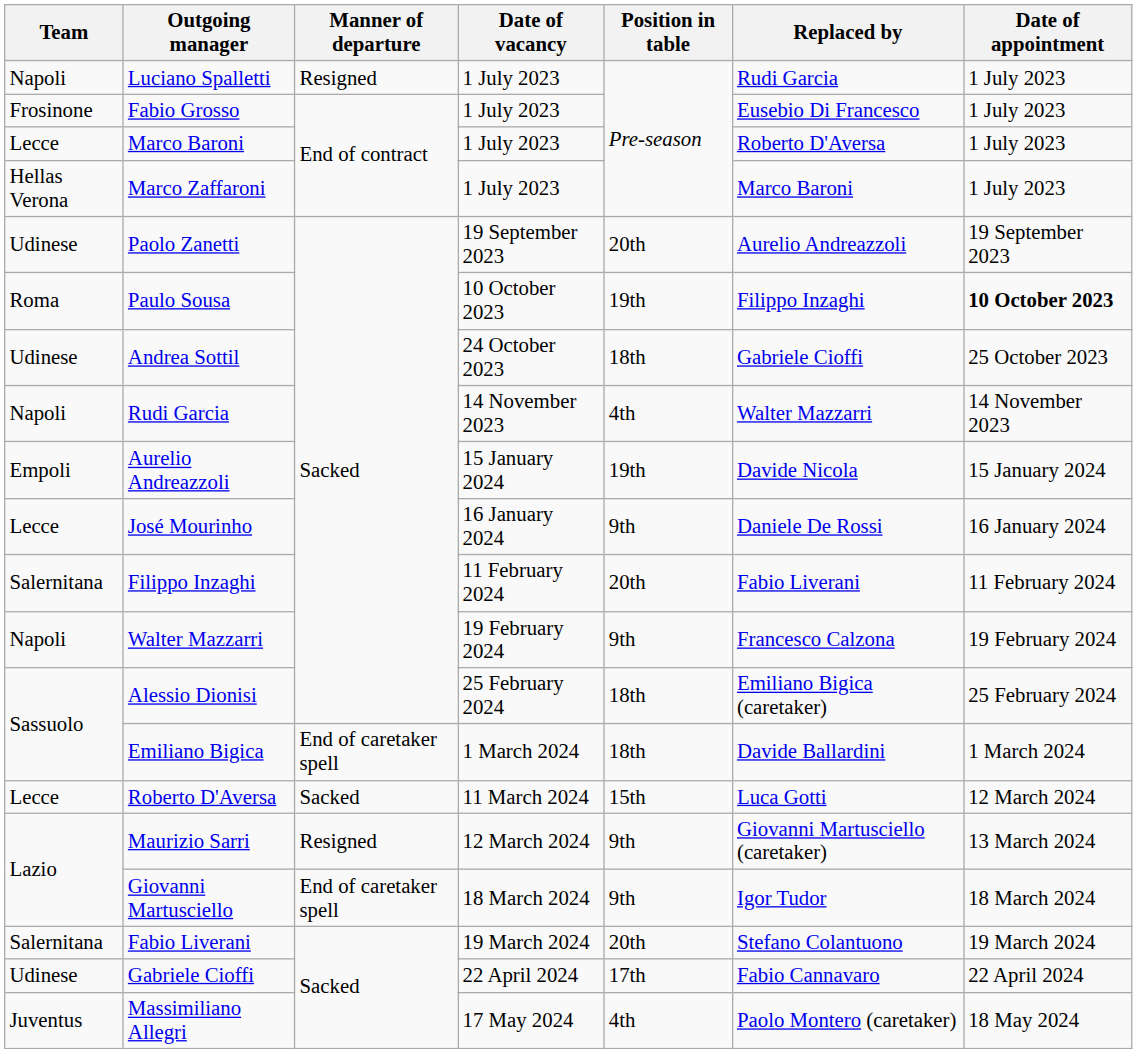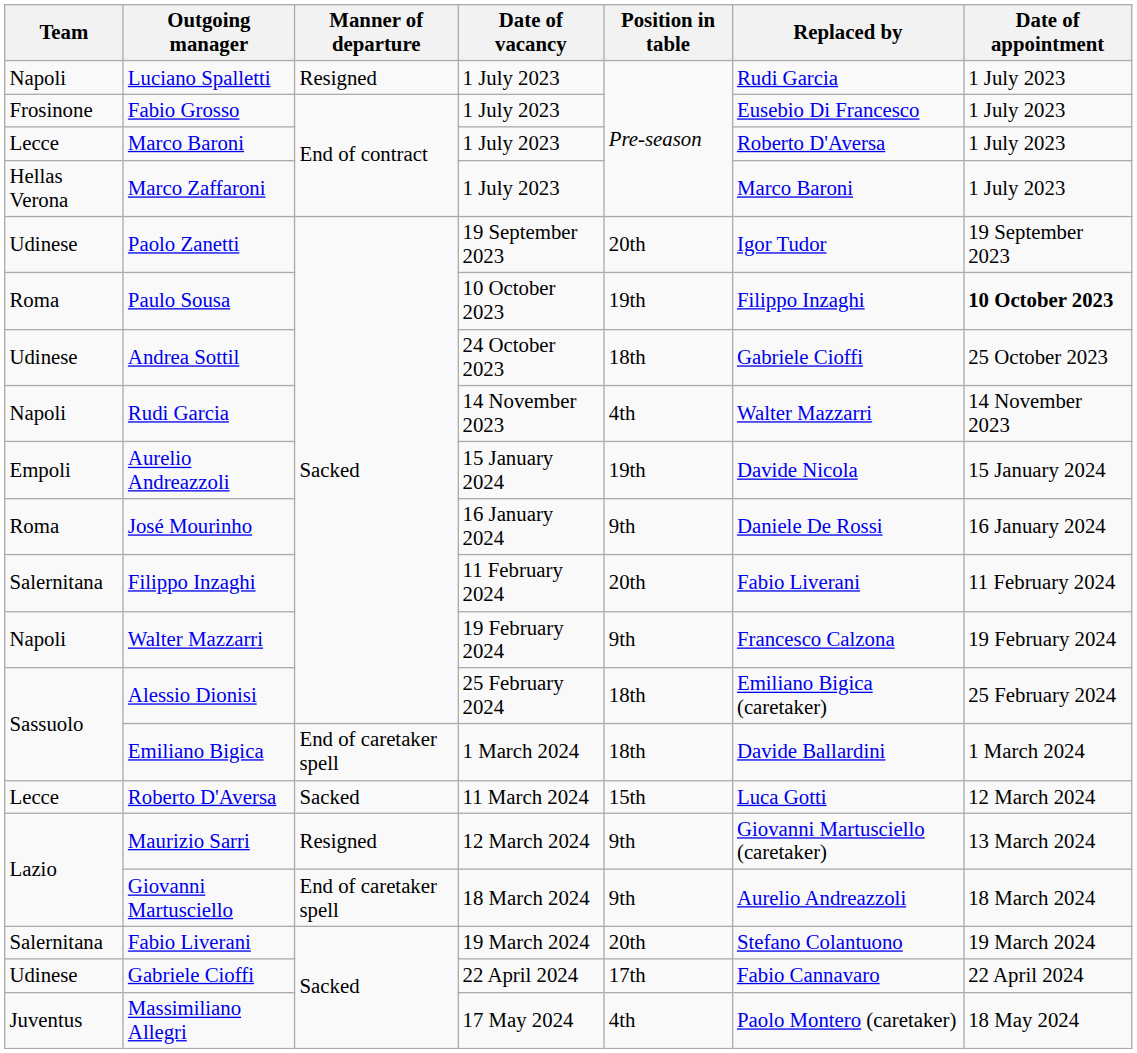(822, 244) Aurelio Andreazzoli -> (782, 244) Igor Tudor
(34, 526) Lecce -> (34, 526) Roma
(782, 897) Igor Tudor -> (822, 897) Aurelio Andreazzoli
